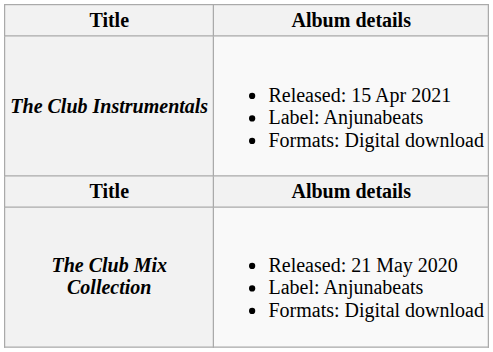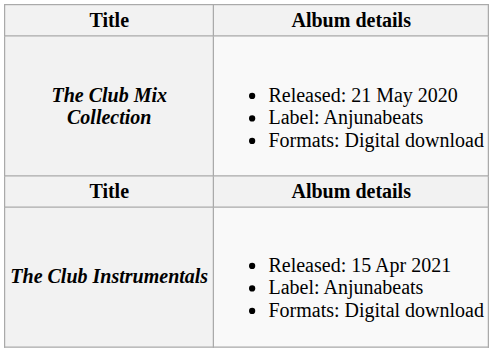rows swapped: (109, 276) <-> (109, 105)
